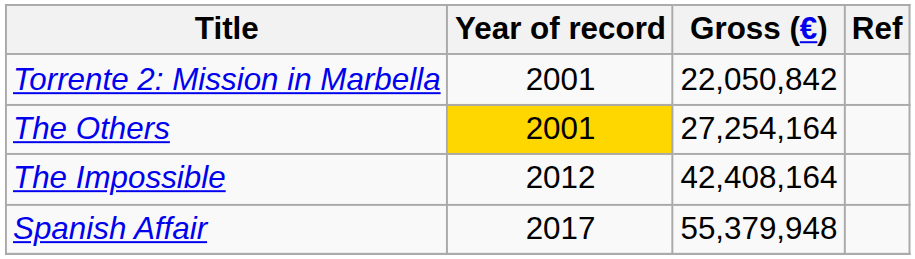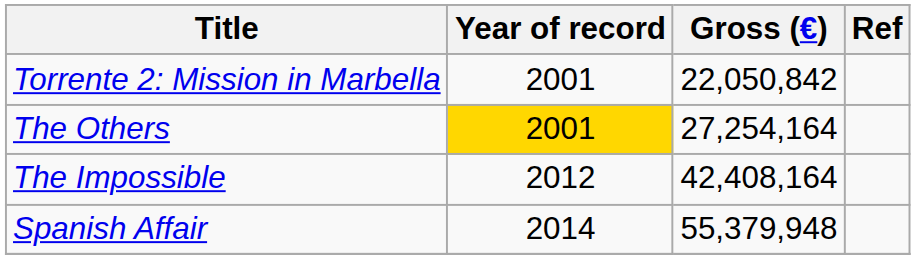(561, 228) 2017 -> (561, 228) 2014
